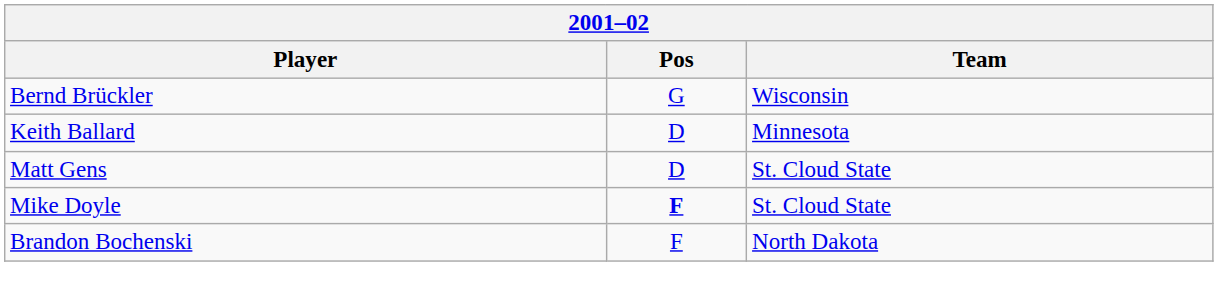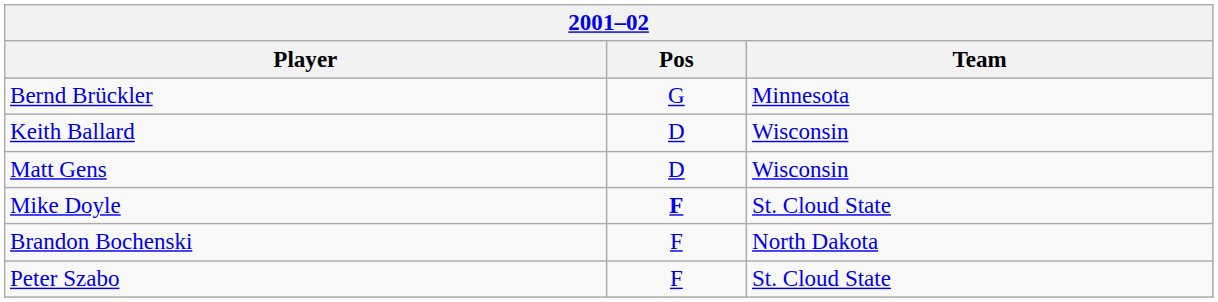(800, 95) Wisconsin -> (801, 95) Minnesota
(801, 132) Minnesota -> (800, 132) Wisconsin
(822, 168) St. Cloud State -> (800, 168) Wisconsin
+ row: (65, 278)
